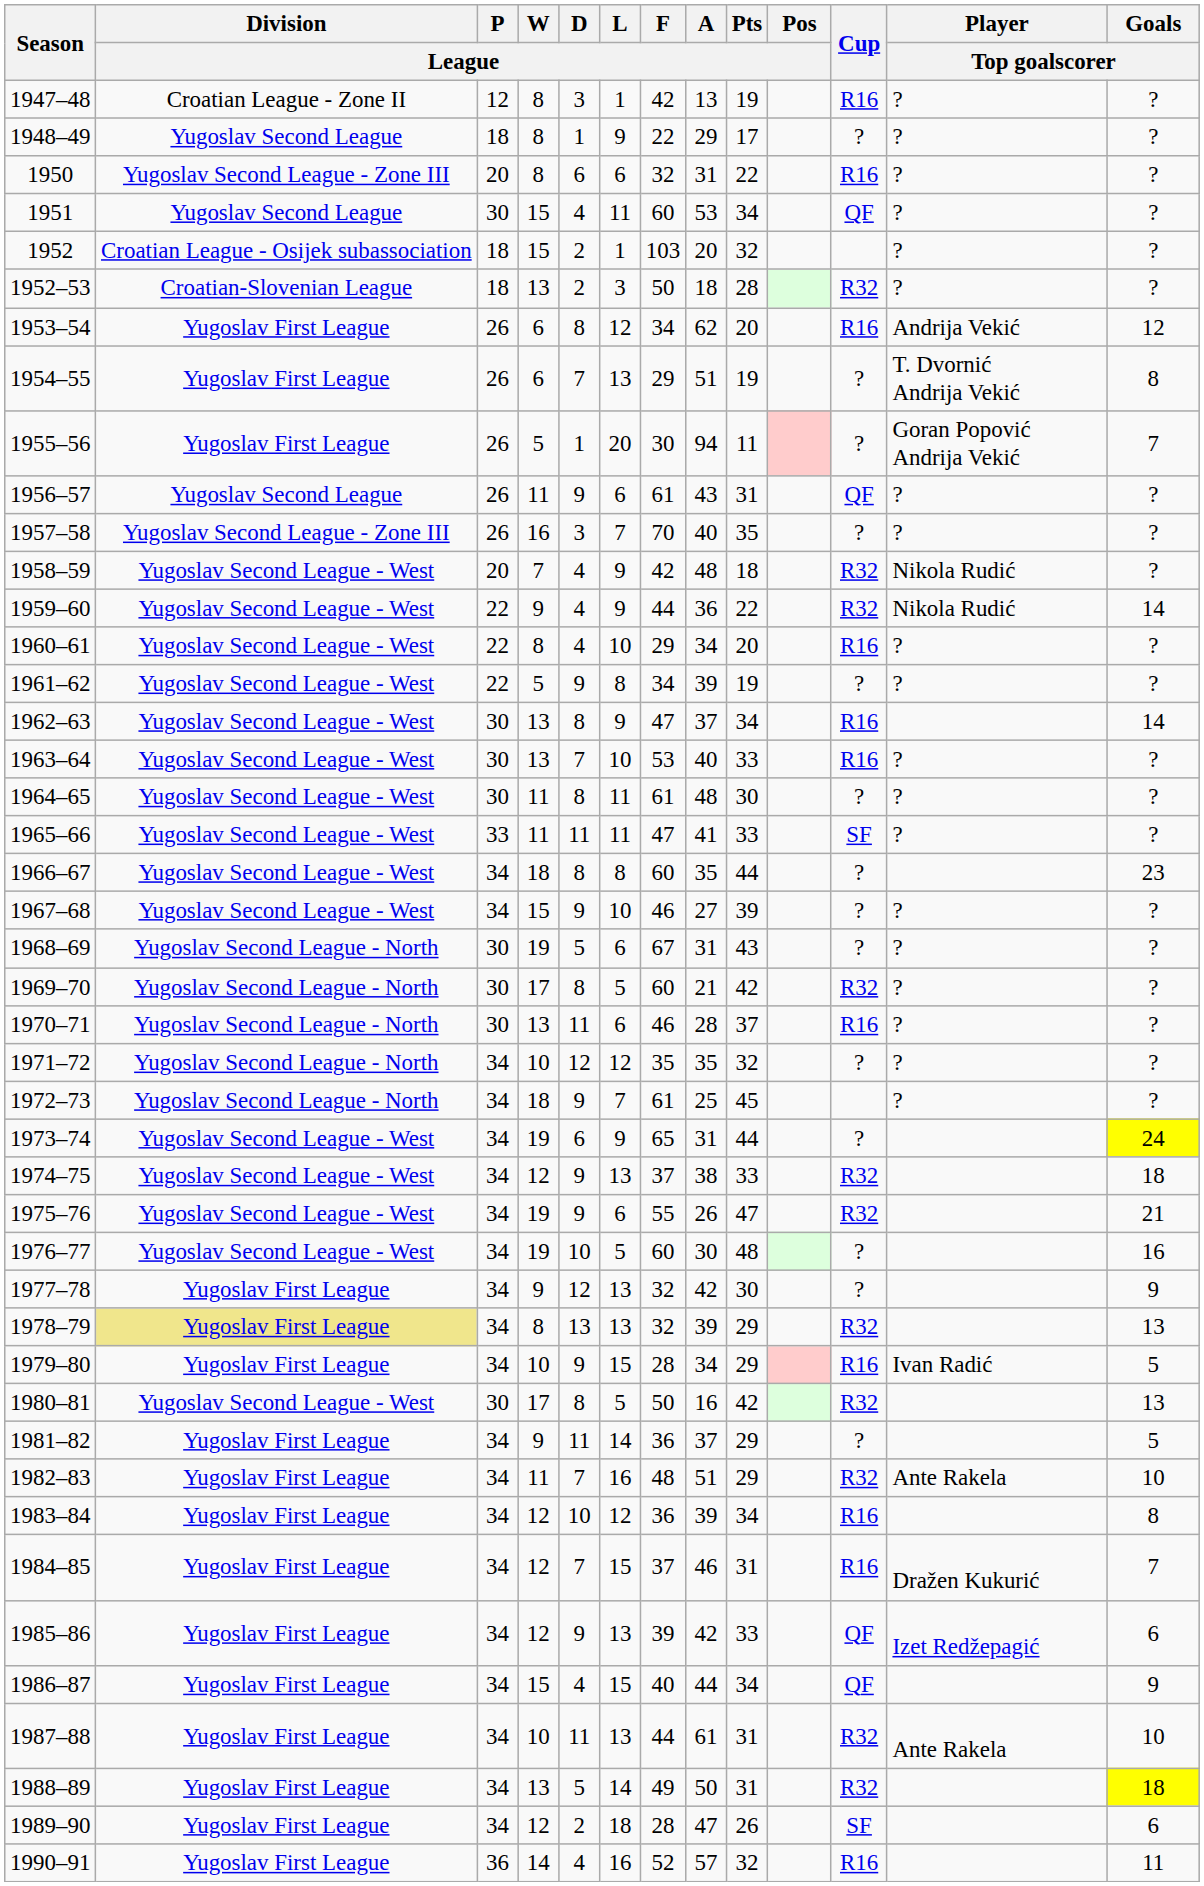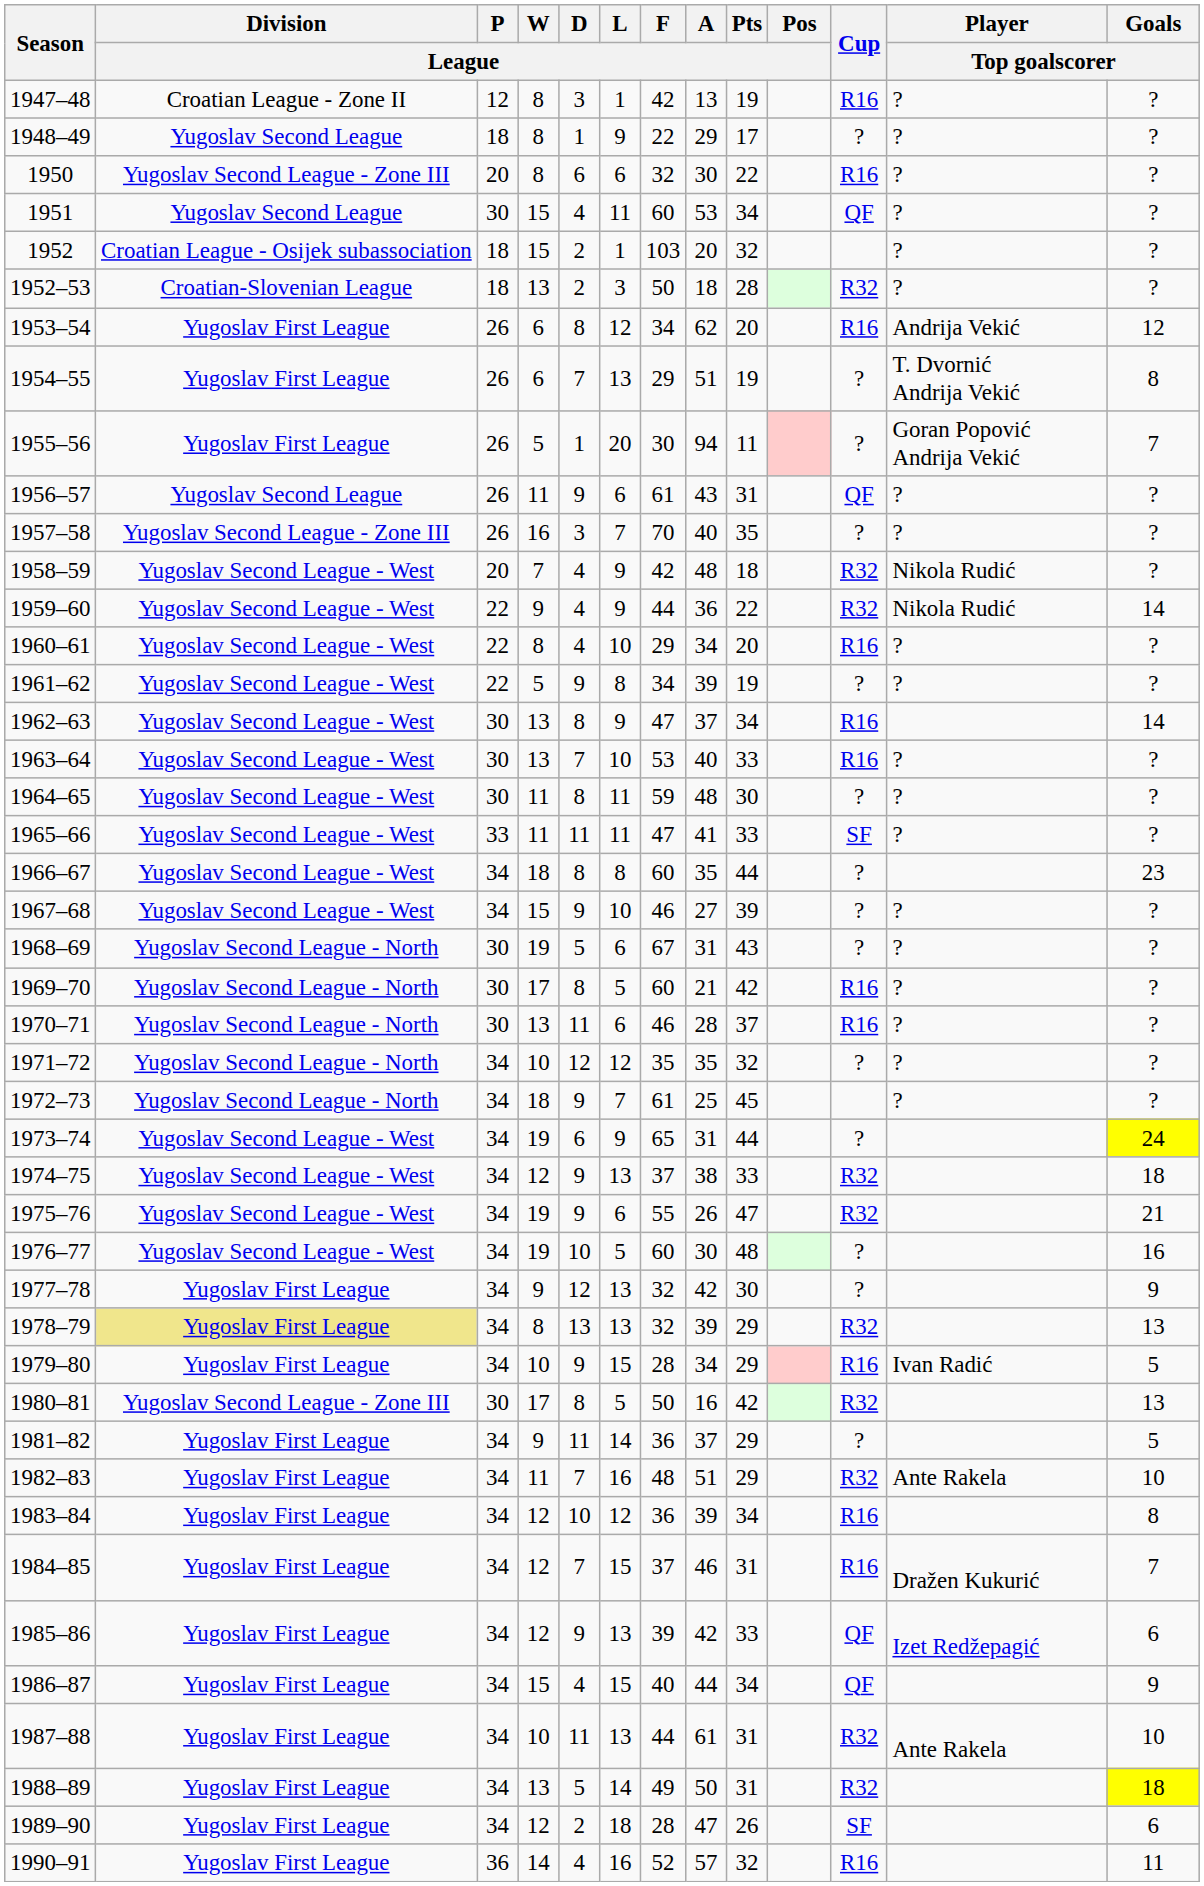(706, 174) 31 -> (706, 174) 30
(663, 797) 61 -> (663, 797) 59
(859, 986) R32 -> (859, 986) R16
(286, 1402) Yugoslav Second League - West -> (286, 1402) Yugoslav Second League - Zone III
